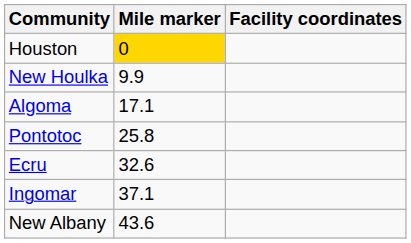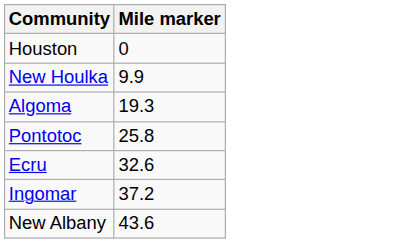- column: (316, 19)
(124, 48) gold background -> (124, 48) no background
(136, 106) 17.1 -> (136, 106) 19.3
(136, 194) 37.1 -> (136, 194) 37.2
